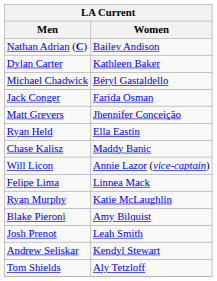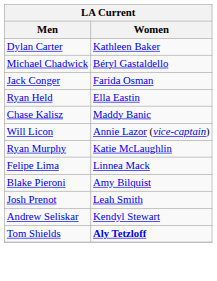- row: (47, 47)
- row: (35, 115)
rows swapped: (33, 183) <-> (37, 200)
(119, 268) normal -> (120, 234) bold
